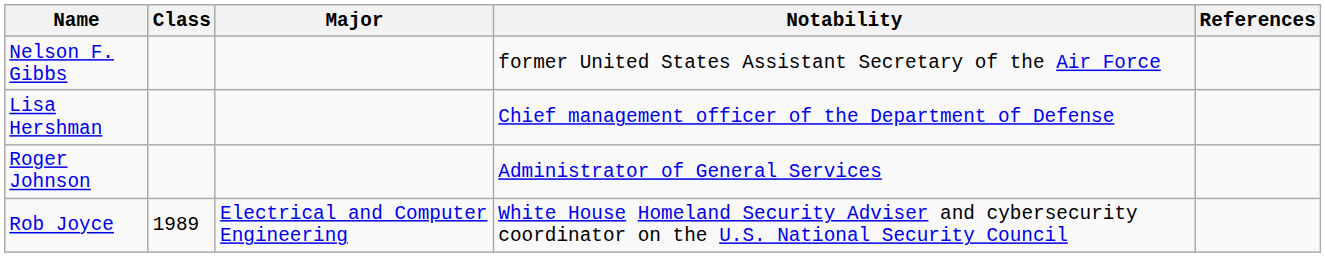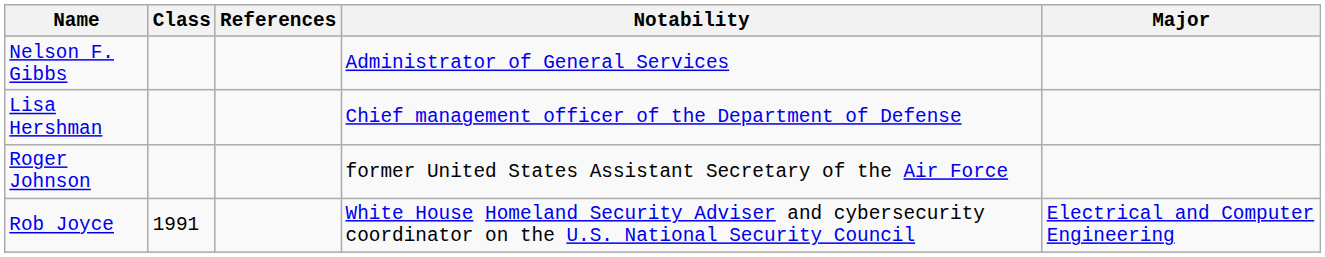columns swapped: (355, 21) <-> (1258, 21)
(830, 63) former United States Assistant Secretary of the Air Force -> (537, 63) Administrator of General Services
(690, 171) Administrator of General Services -> (677, 171) former United States Assistant Secretary of the Air Force
(176, 225) 1989 -> (176, 225) 1991
